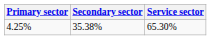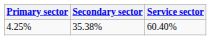(162, 27) 65.30% -> (162, 27) 60.40%
